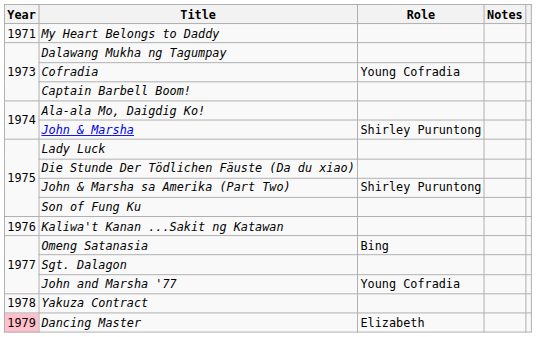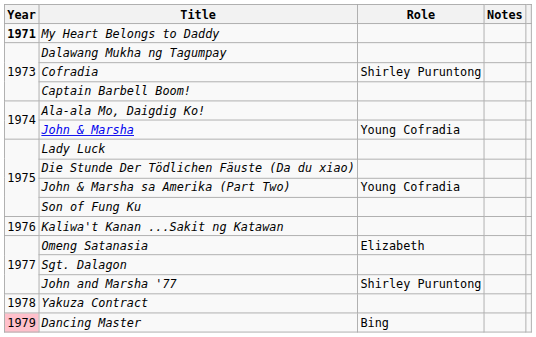(22, 33) normal -> (22, 33) bold
(410, 72) Young Cofradia -> (421, 72) Shirley Puruntong
(421, 130) Shirley Puruntong -> (410, 130) Young Cofradia
(421, 188) Shirley Puruntong -> (410, 188) Young Cofradia
(375, 245) Bing -> (392, 245) Elizabeth
(410, 284) Young Cofradia -> (421, 284) Shirley Puruntong
(392, 323) Elizabeth -> (375, 323) Bing
